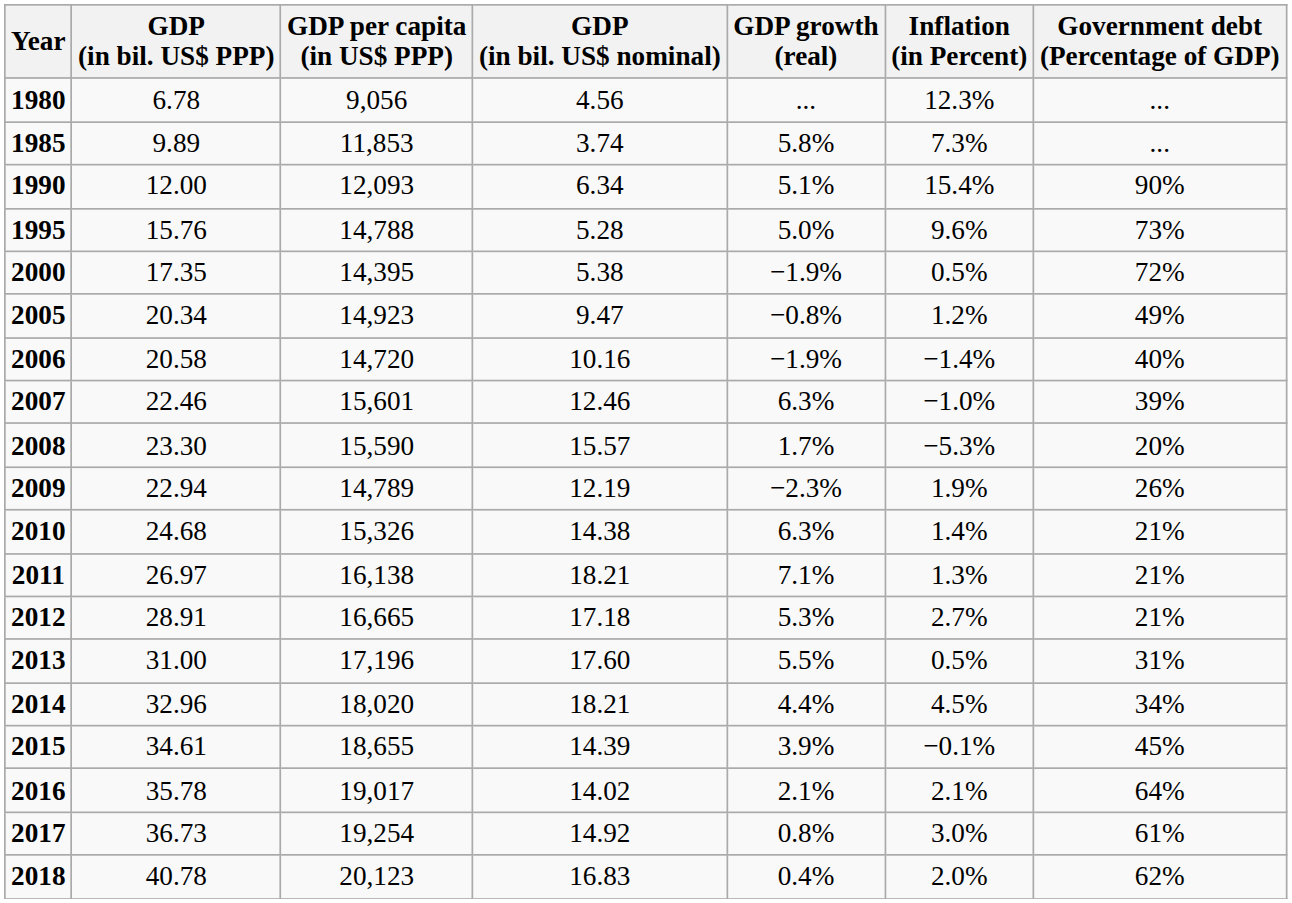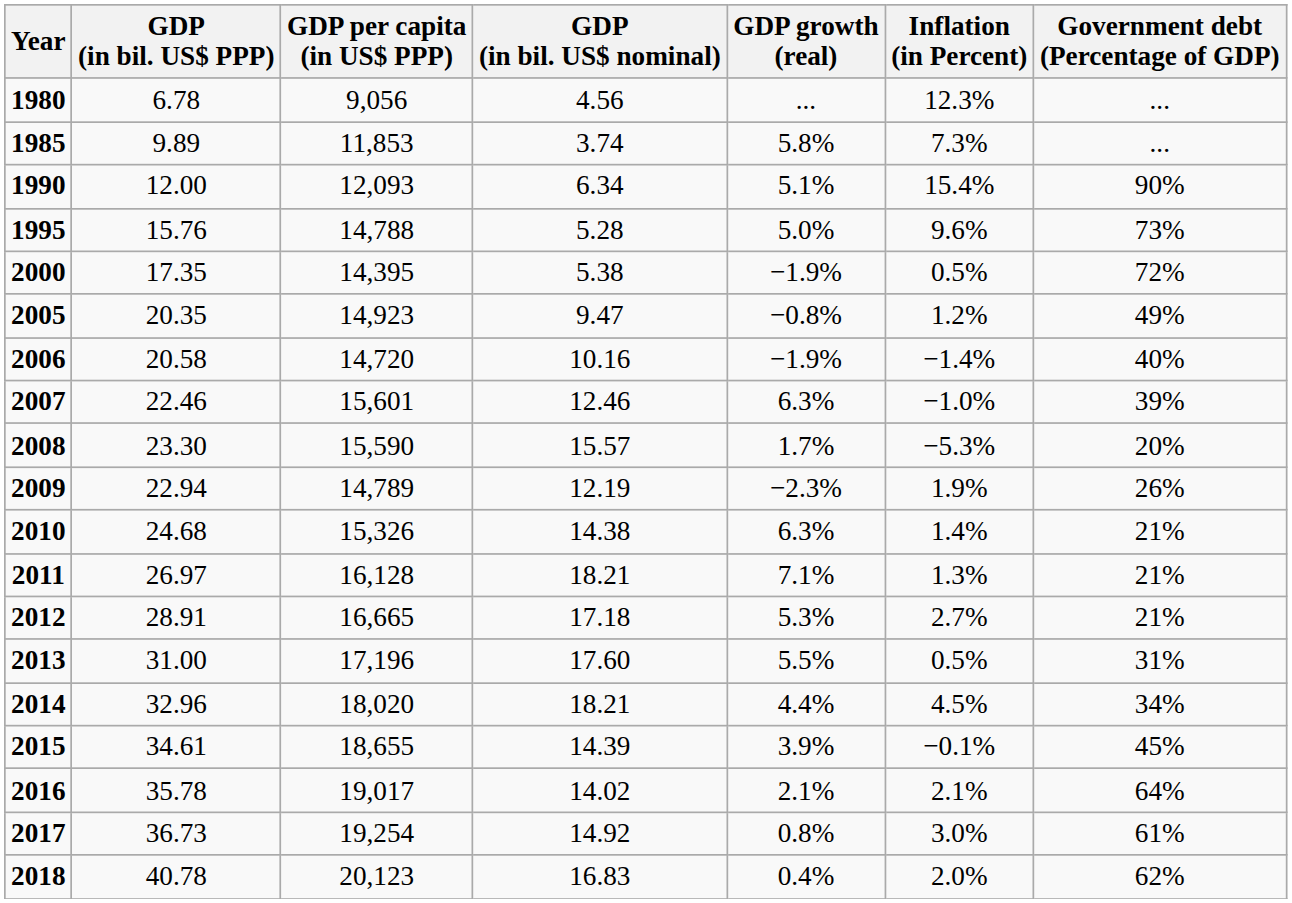(176, 315) 20.34 -> (176, 315) 20.35
(377, 574) 16,138 -> (377, 574) 16,128
